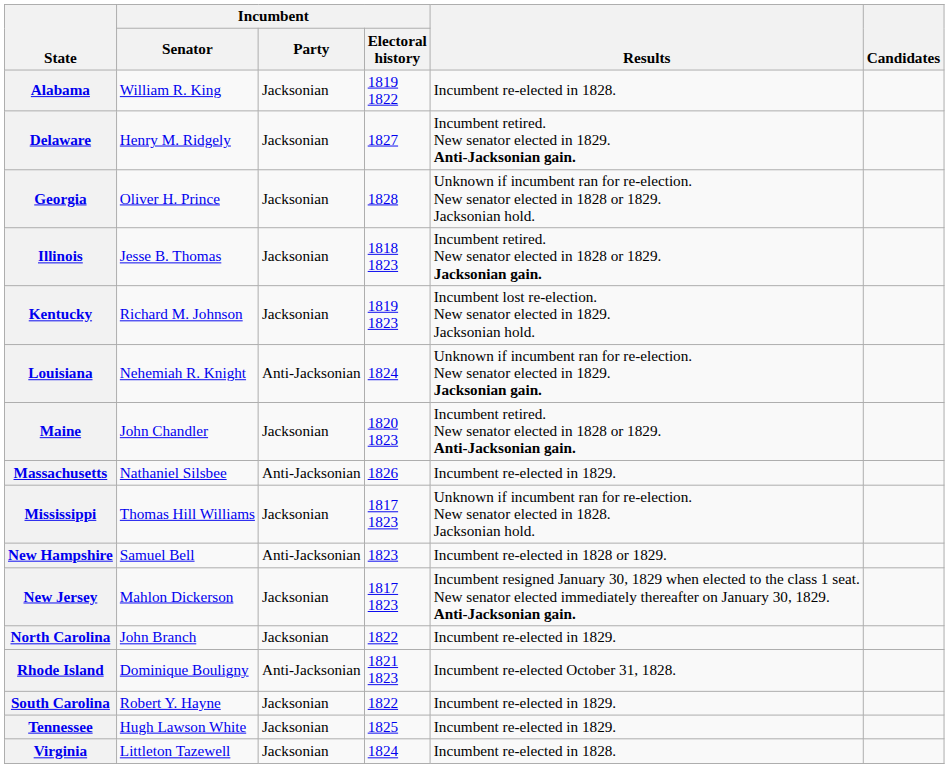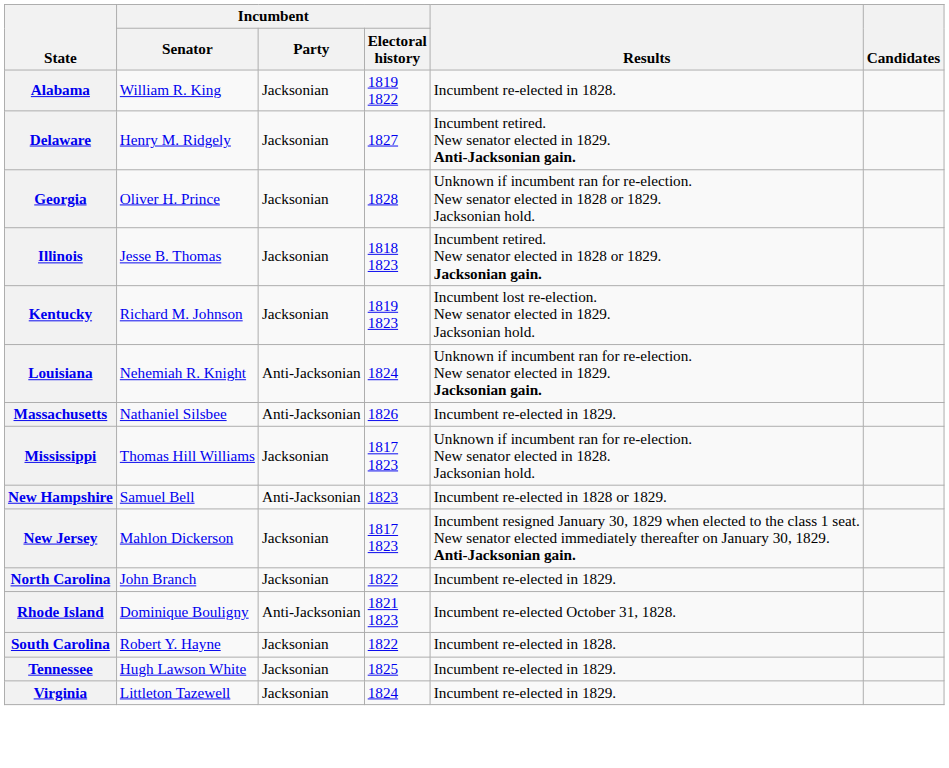- row: (60, 431)
(525, 703) Incumbent re-elected in 1829. -> (525, 644) Incumbent re-elected in 1828.
(525, 751) Incumbent re-elected in 1828. -> (525, 692) Incumbent re-elected in 1829.
